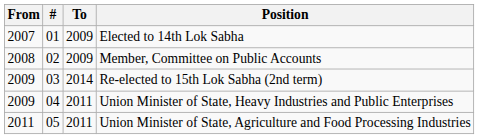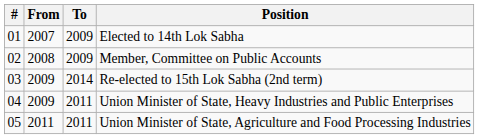columns swapped: (53, 15) <-> (24, 15)
